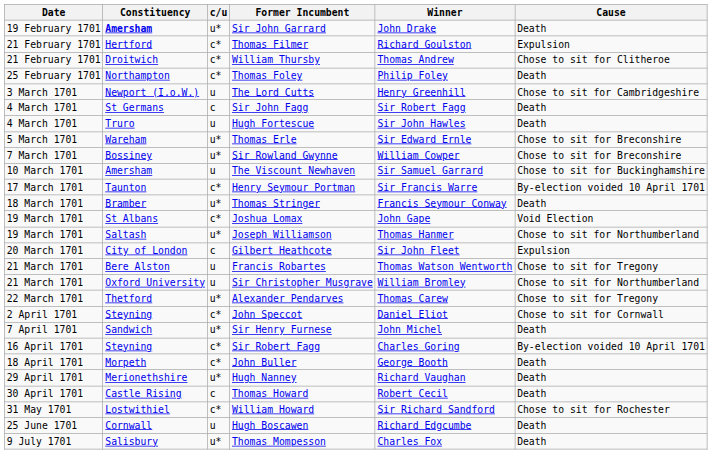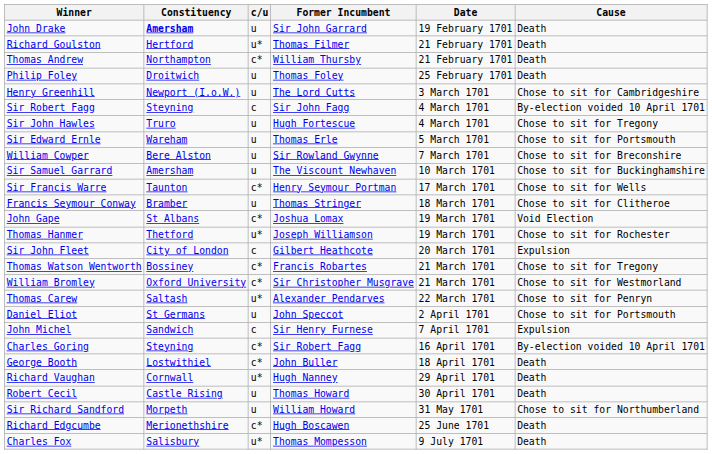columns swapped: (54, 12) <-> (445, 12)
(216, 28) u* -> (254, 28) u
(216, 44) c* -> (257, 44) u*
(544, 44) Expulsion -> (532, 44) Death
(132, 60) Droitwich -> (179, 60) Northampton
(593, 60) Chose to sit for Clitheroe -> (532, 60) Death
(138, 76) Northampton -> (173, 76) Droitwich
(216, 76) c* -> (254, 76) u
(135, 108) St Germans -> (170, 108) Steyning
(532, 108) Death -> (611, 108) By-election voided 10 April 1701
(532, 124) Death -> (588, 124) Chose to sit for Tregony
(216, 139) u* -> (254, 139) u
(599, 139) Chose to sit for Breconshire -> (596, 139) Chose to sit for Portsmouth
(129, 155) Bossiney -> (179, 155) Bere Alston
(216, 155) u* -> (254, 155) u
(611, 187) By-election voided 10 April 1701 -> (582, 187) Chose to sit for Wells
(216, 203) u* -> (254, 203) u
(532, 203) Death -> (593, 203) Chose to sit for Clitheroe
(126, 235) Saltash -> (170, 235) Thetford
(608, 235) Chose to sit for Northumberland -> (593, 235) Chose to sit for Rochester
(138, 267) Bere Alston -> (170, 267) Bossiney
(213, 267) u -> (257, 267) c*
(213, 282) u -> (257, 282) c*
(608, 282) Chose to sit for Northumberland -> (599, 282) Chose to sit for Westmorland
(129, 298) Thetford -> (167, 298) Saltash
(588, 298) Chose to sit for Tregony -> (585, 298) Chose to sit for Penryn
(129, 314) Steyning -> (176, 314) St Germans
(216, 314) c* -> (254, 314) u
(591, 314) Chose to sit for Cornwall -> (596, 314) Chose to sit for Portsmouth
(216, 330) u* -> (254, 330) c
(532, 330) Death -> (544, 330) Expulsion
(126, 362) Morpeth -> (179, 362) Lostwithiel
(146, 378) Merionethshire -> (170, 378) Cornwall
(213, 394) c -> (254, 394) u
(138, 410) Lostwithiel -> (167, 410) Morpeth
(216, 410) c* -> (254, 410) u
(593, 410) Chose to sit for Rochester -> (608, 410) Chose to sit for Northumberland
(129, 425) Cornwall -> (187, 425) Merionethshire
(213, 425) u -> (257, 425) c*
